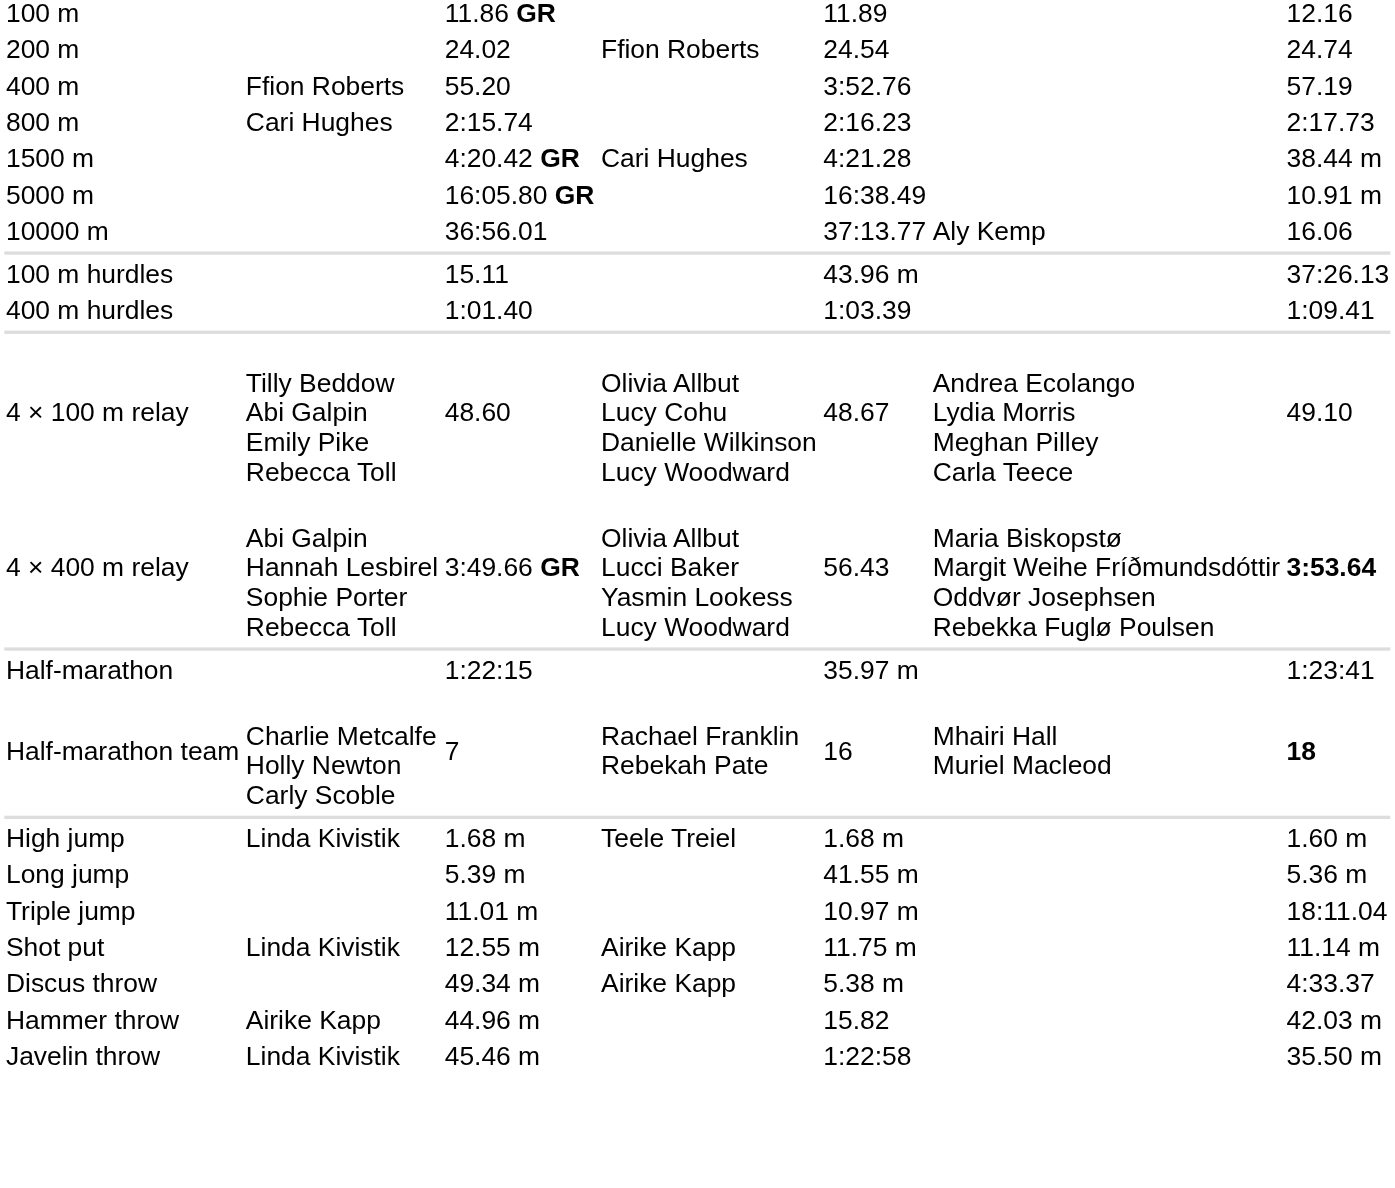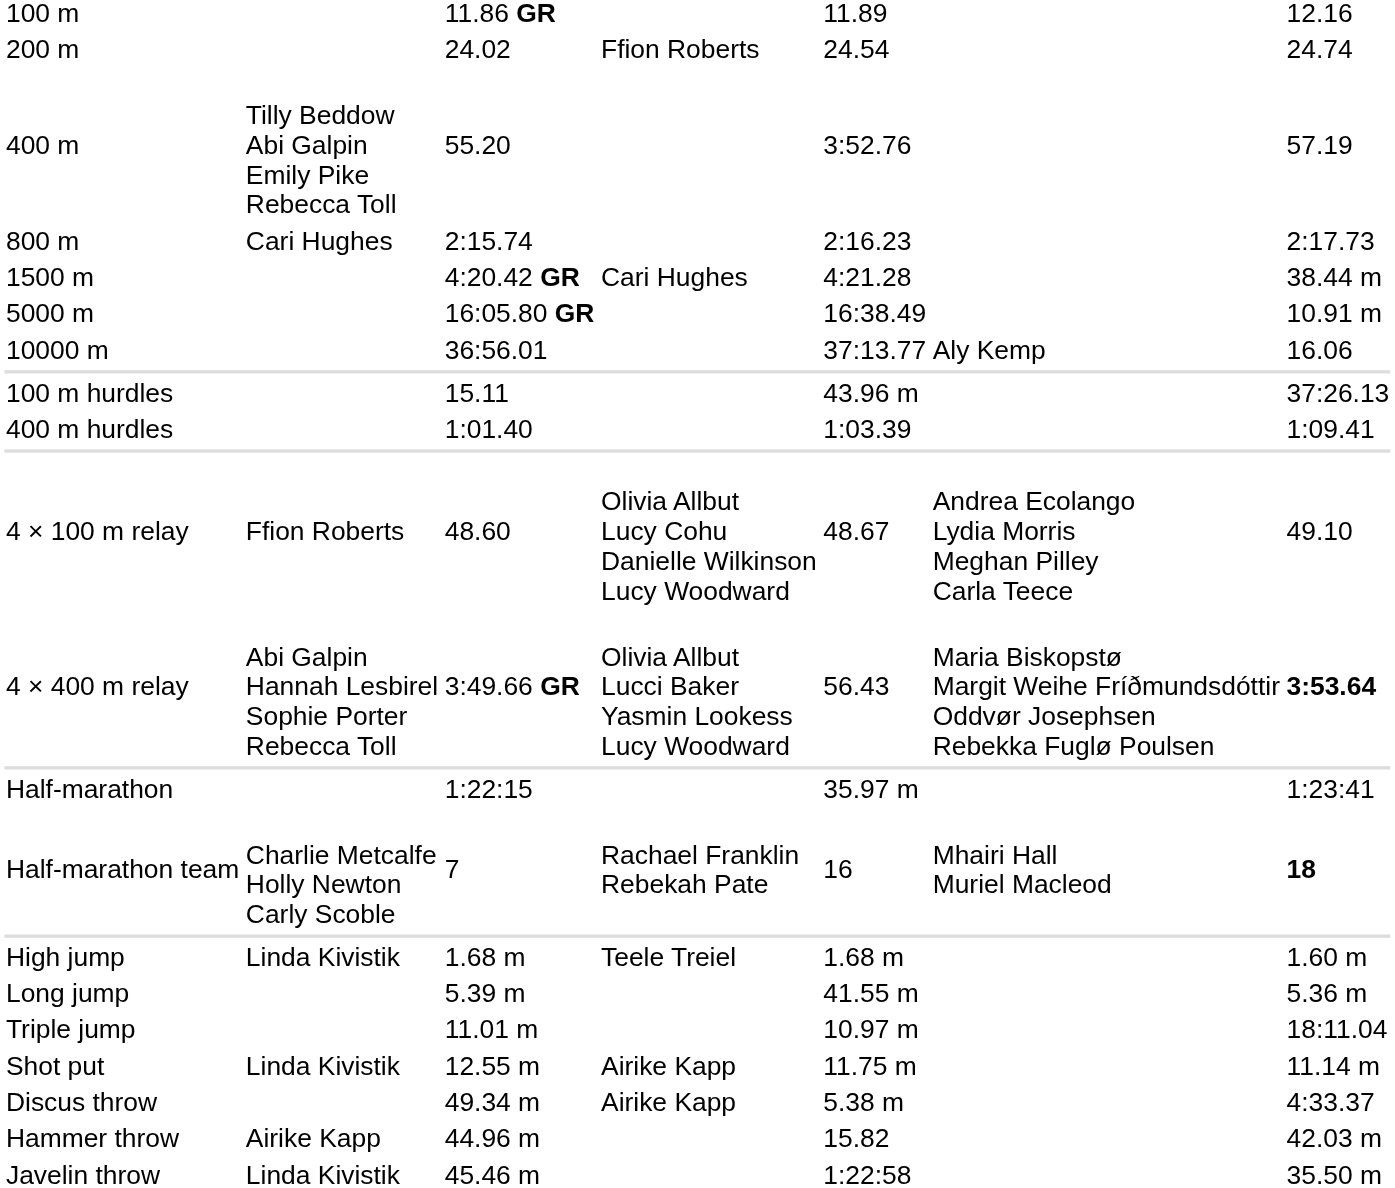(325, 86) Ffion Roberts -> (321, 160) Tilly Beddow Abi Galpin Emily Pike Rebecca Toll
(321, 427) Tilly Beddow Abi Galpin Emily Pike Rebecca Toll -> (325, 531) Ffion Roberts
